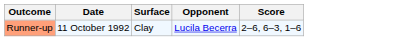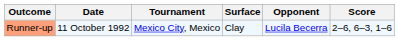+ column: (177, 11)
